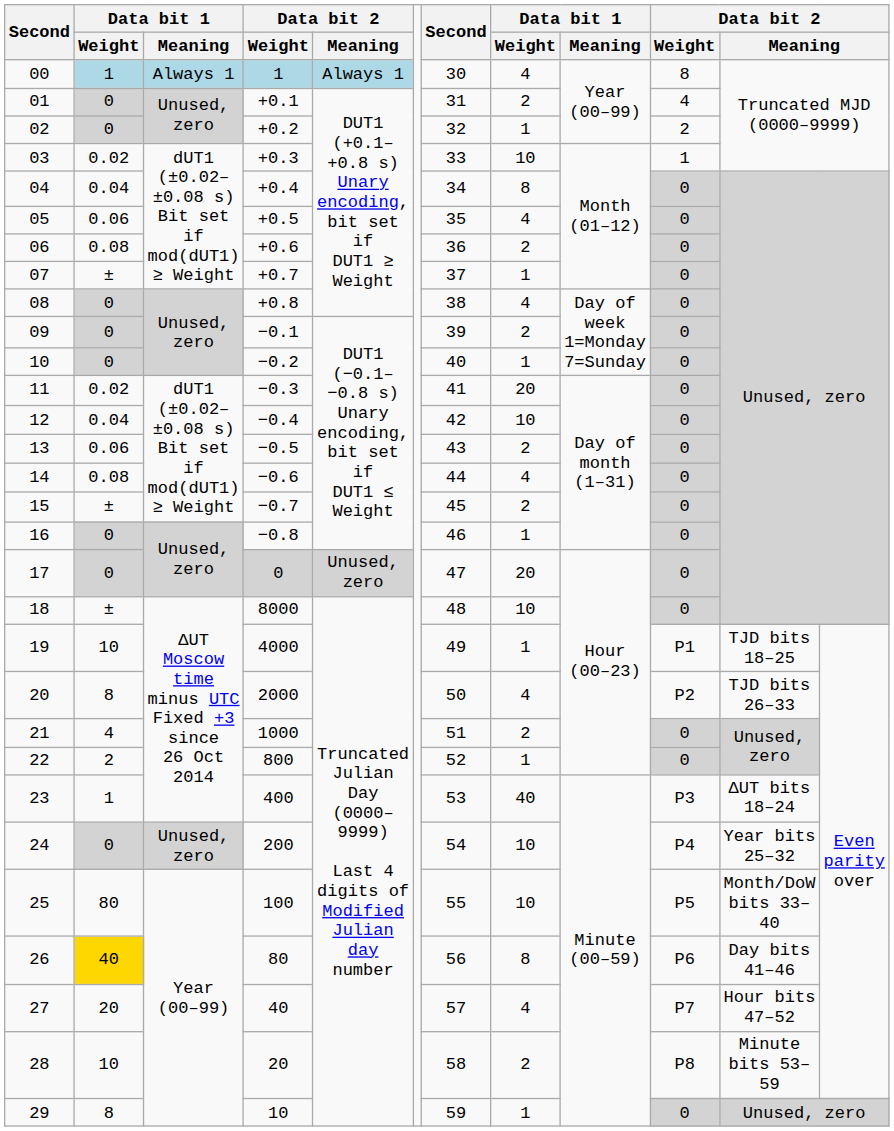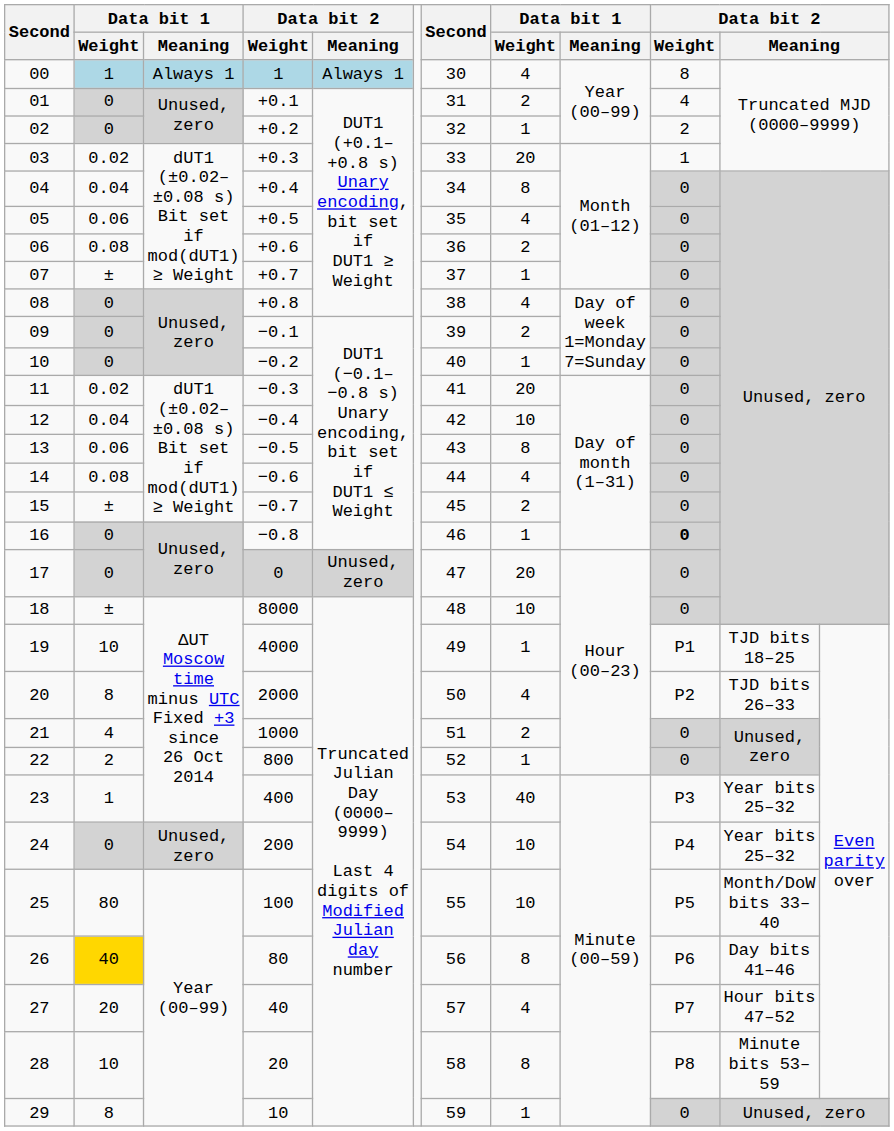(525, 157) 10 -> (525, 157) 20
(525, 449) 2 -> (525, 449) 8
(685, 535) normal -> (685, 535) bold
(769, 798) ΔUT bits 18–24 -> (769, 798) Year bits 25–32
(525, 1065) 2 -> (525, 1065) 8
